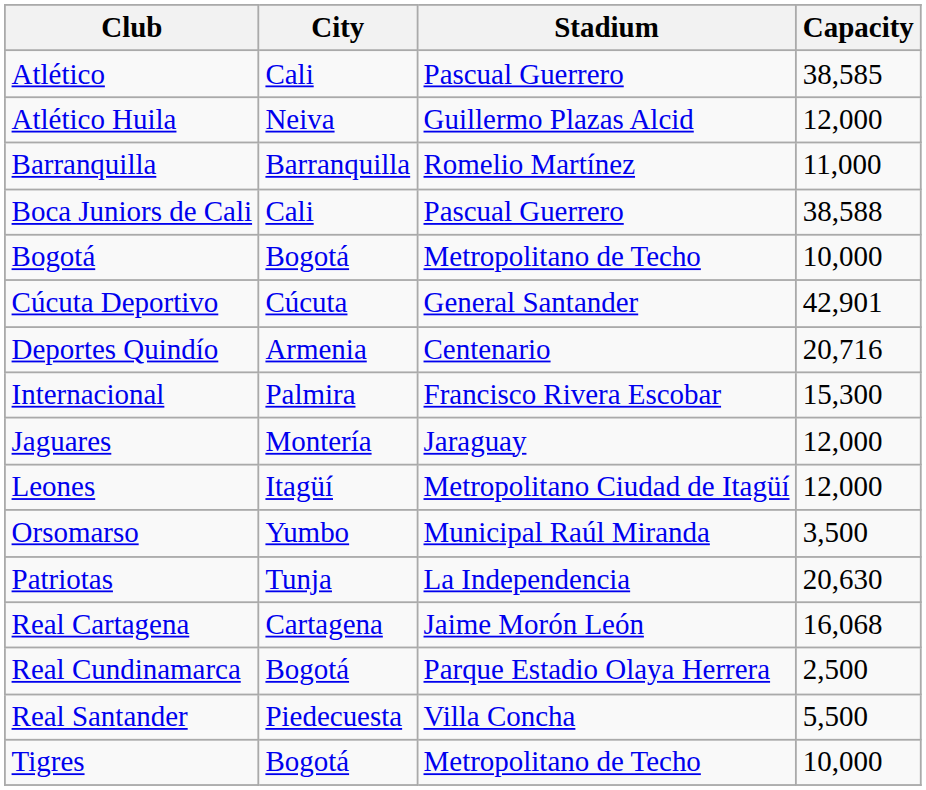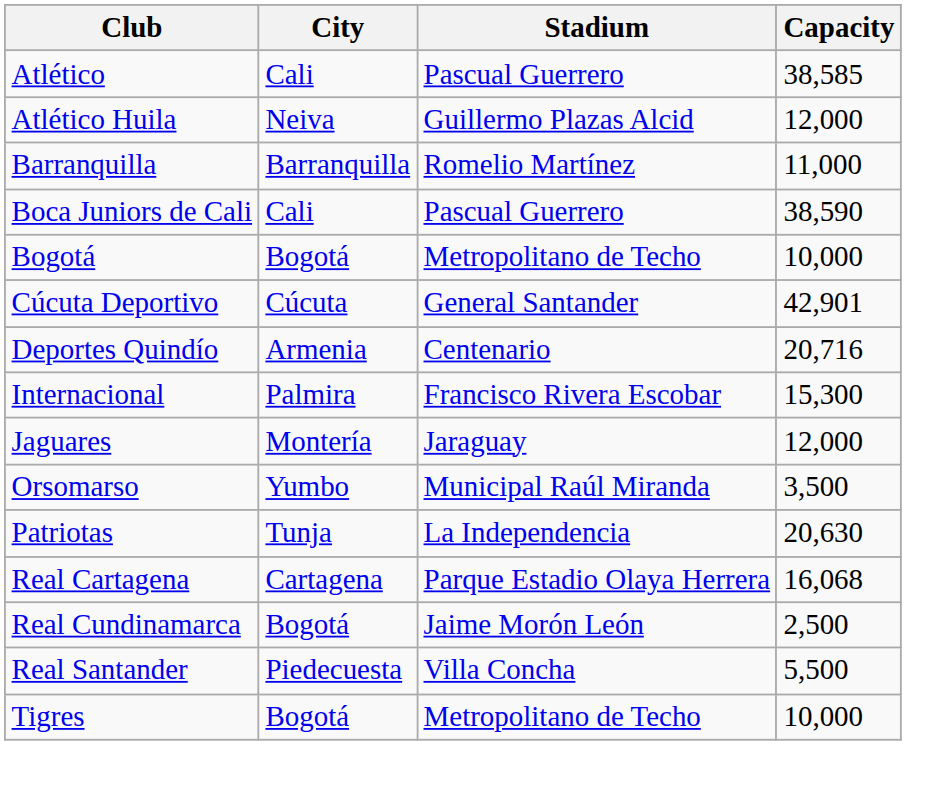(843, 211) 38,588 -> (823, 211) 38,590
- row: (53, 486)
(534, 624) Jaime Morón León -> (597, 578) Parque Estadio Olaya Herrera
(597, 670) Parque Estadio Olaya Herrera -> (534, 624) Jaime Morón León
